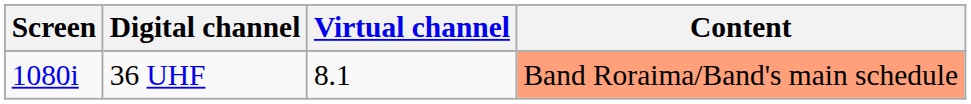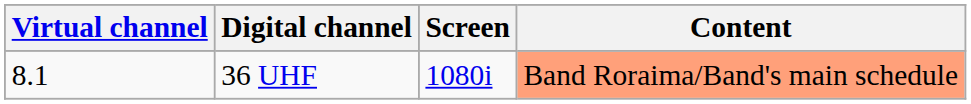columns swapped: (412, 27) <-> (54, 27)
